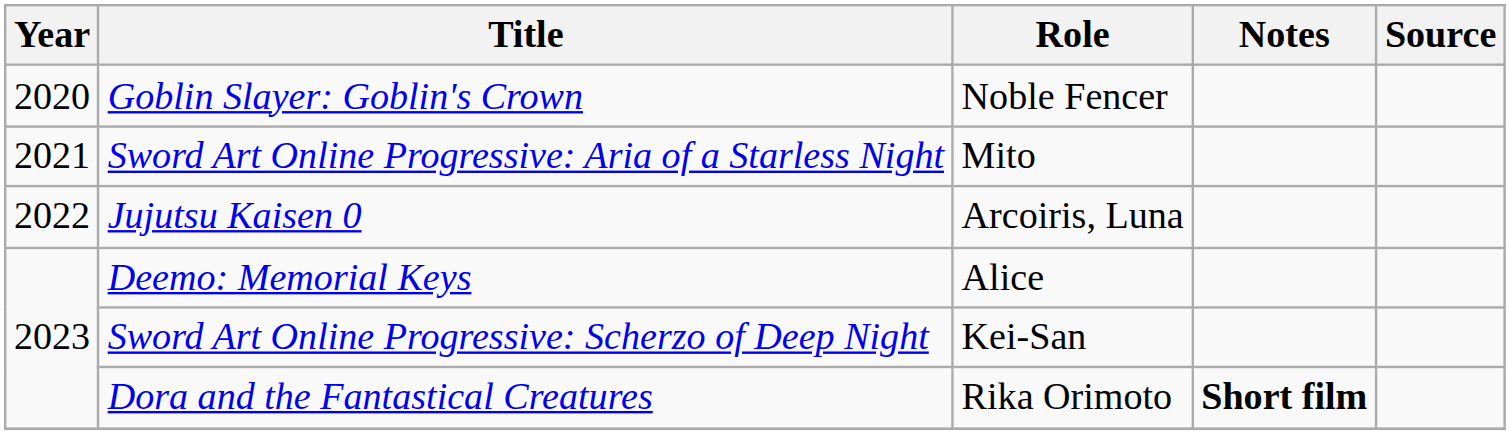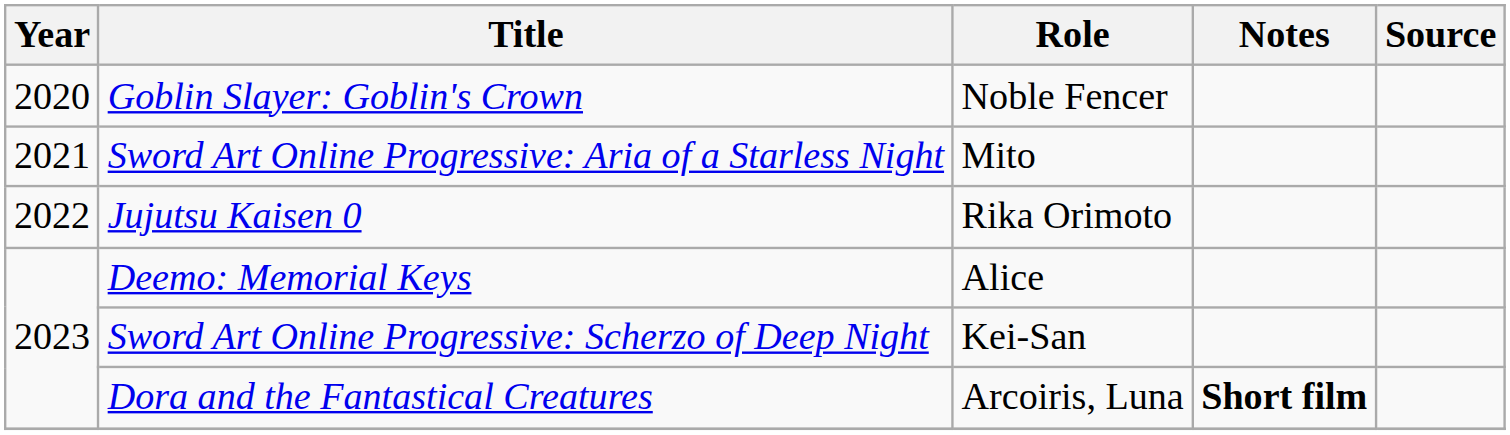(1073, 215) Arcoiris, Luna -> (1067, 215) Rika Orimoto
(1067, 397) Rika Orimoto -> (1073, 397) Arcoiris, Luna
